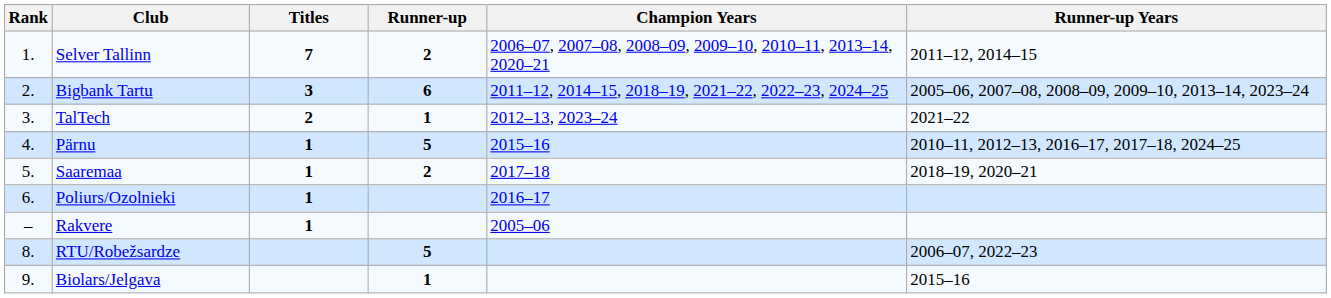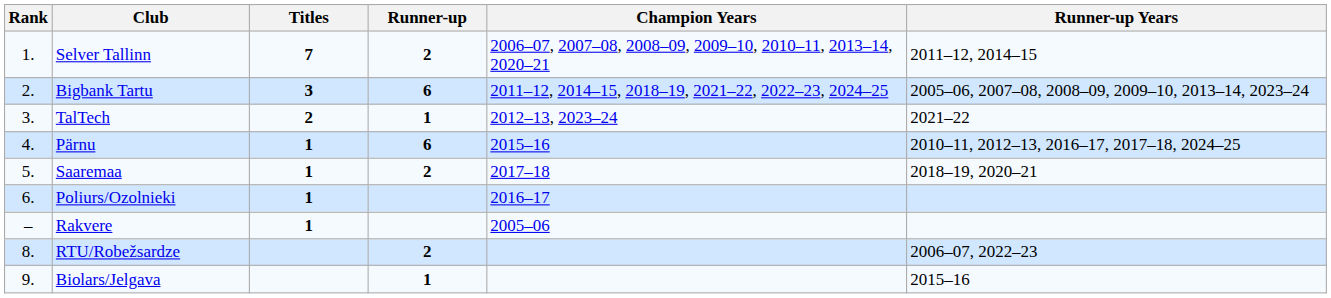(427, 144) 5 -> (427, 144) 6
(427, 252) 5 -> (427, 252) 2
